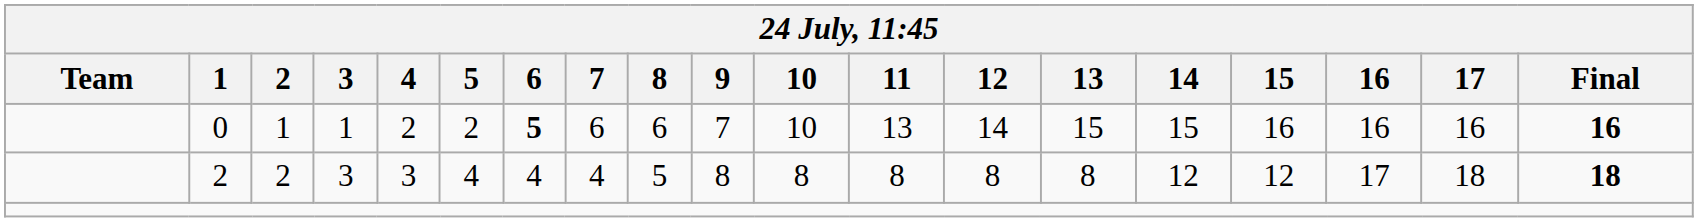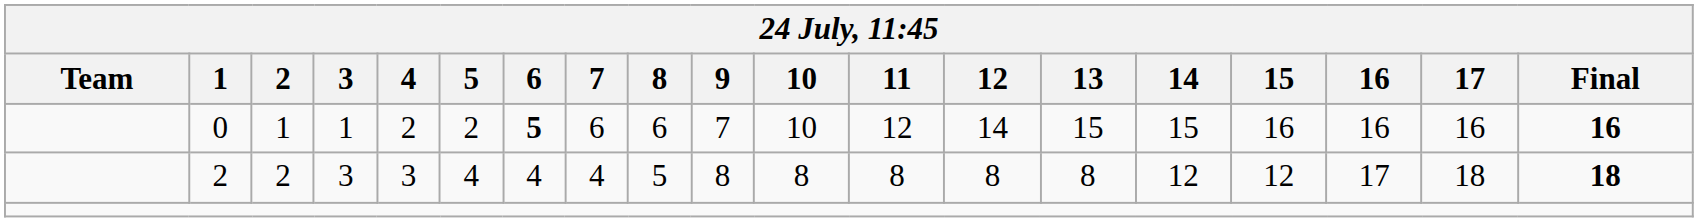(897, 127) 13 -> (897, 127) 12
